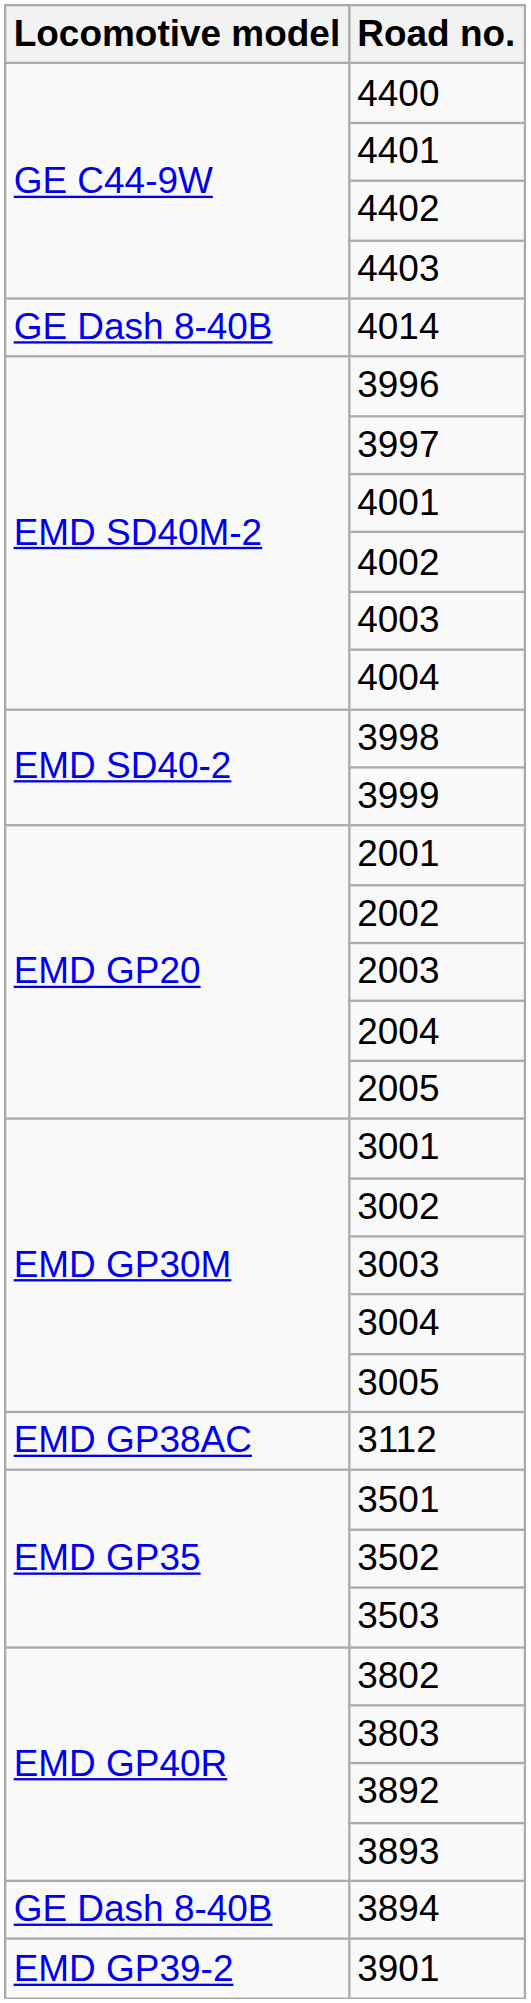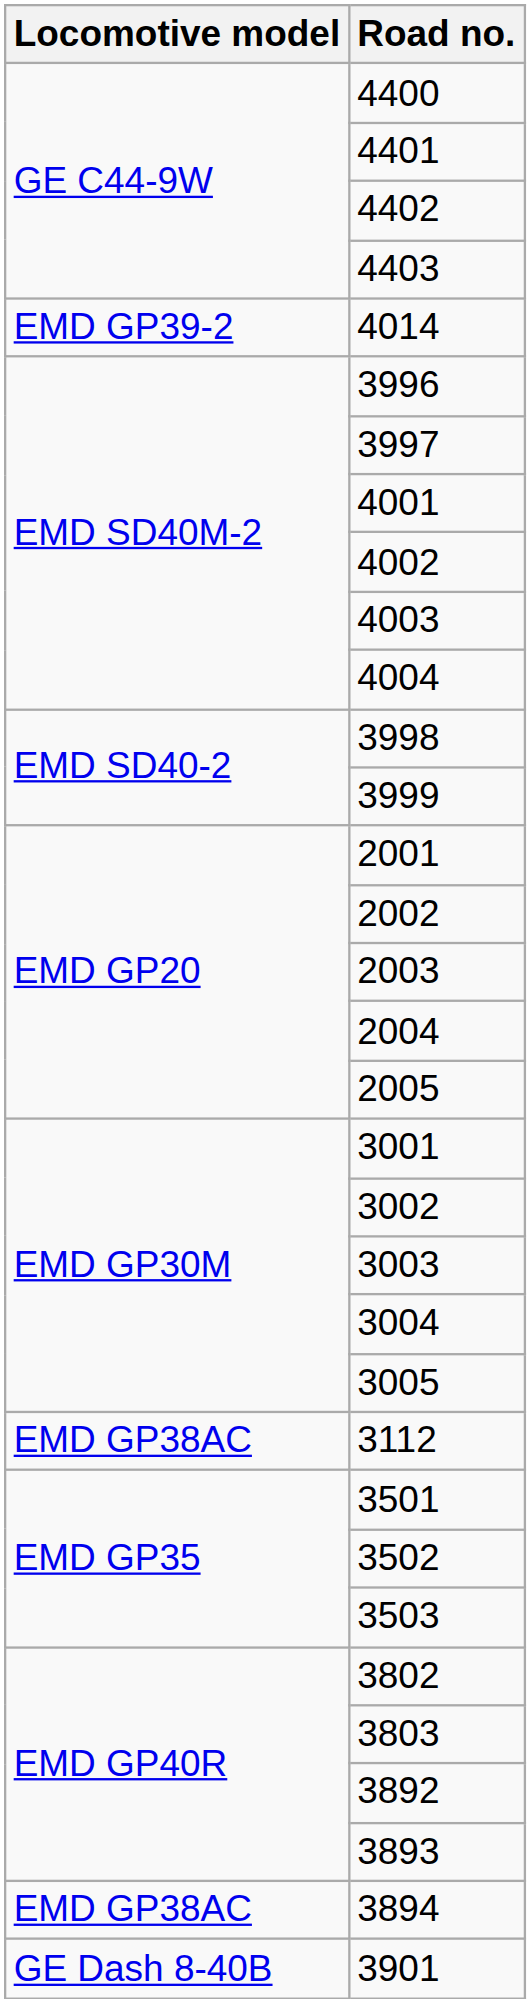(143, 326) GE Dash 8-40B -> (124, 326) EMD GP39-2
(143, 1909) GE Dash 8-40B -> (133, 1909) EMD GP38AC
(124, 1968) EMD GP39-2 -> (143, 1968) GE Dash 8-40B
